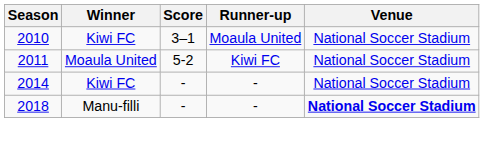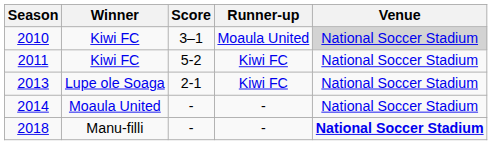(392, 38) no background -> (400, 38) lightgrey background
(111, 60) Moaula United -> (115, 60) Kiwi FC
+ row: (33, 83)
(111, 83) Kiwi FC -> (115, 106) Moaula United
